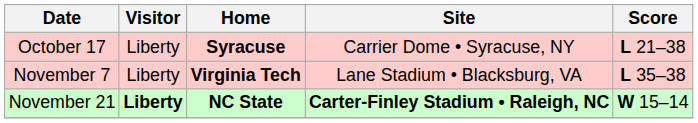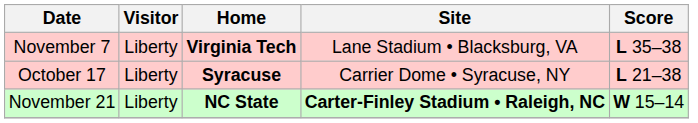rows swapped: (62, 46) <-> (62, 74)
(153, 103) bold -> (151, 103) normal
